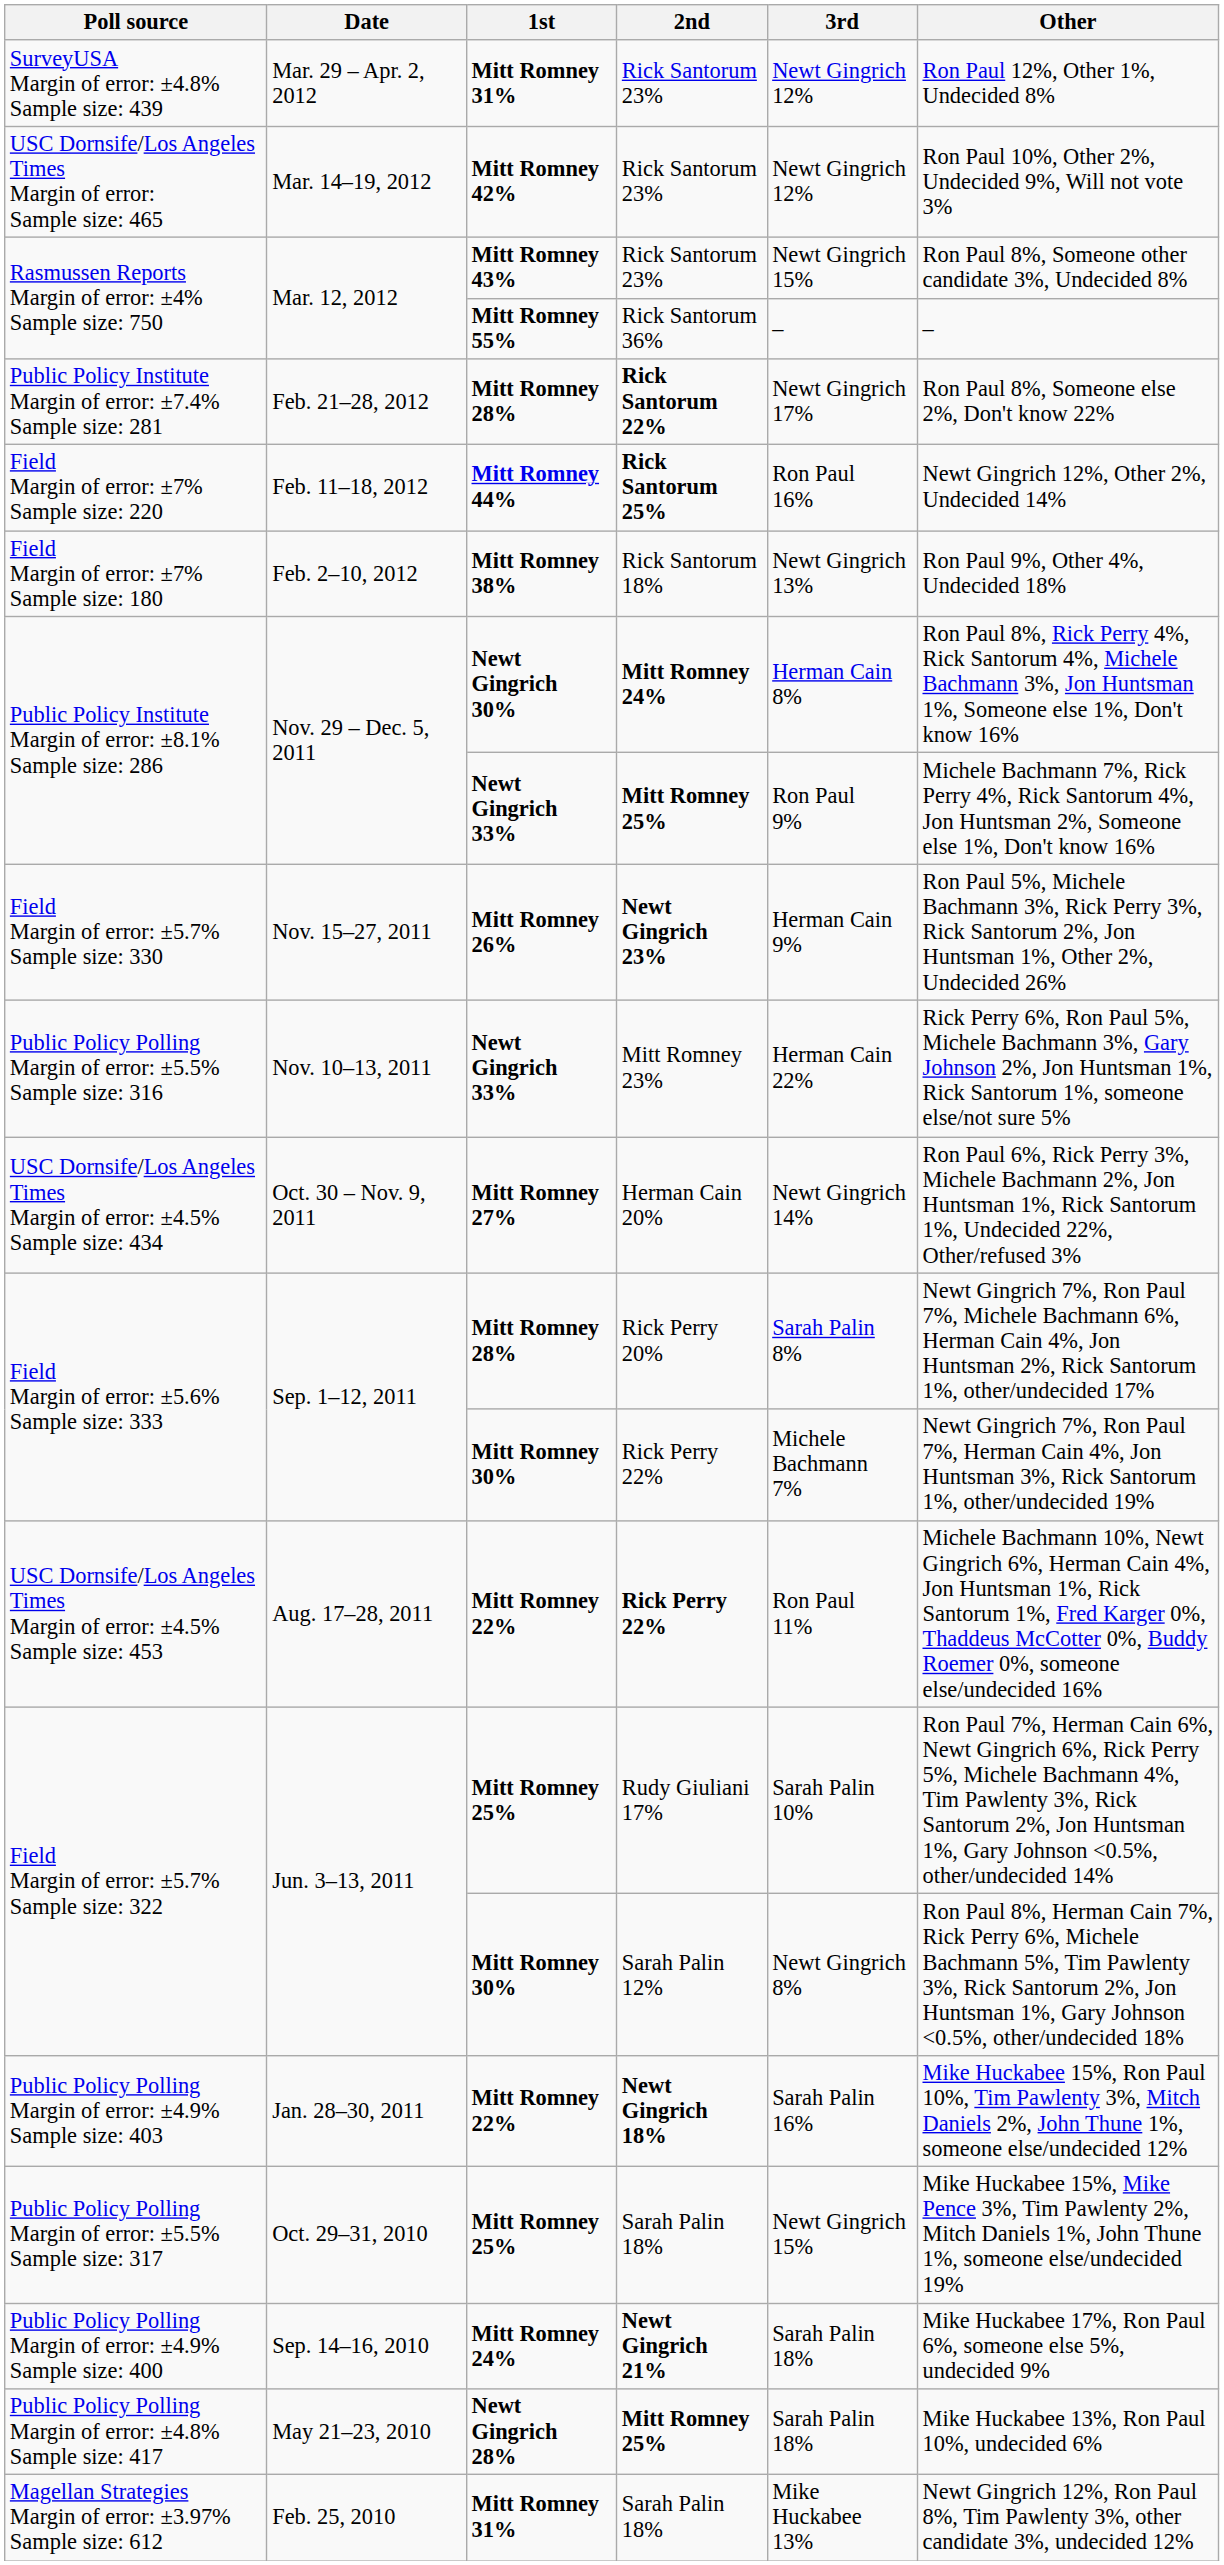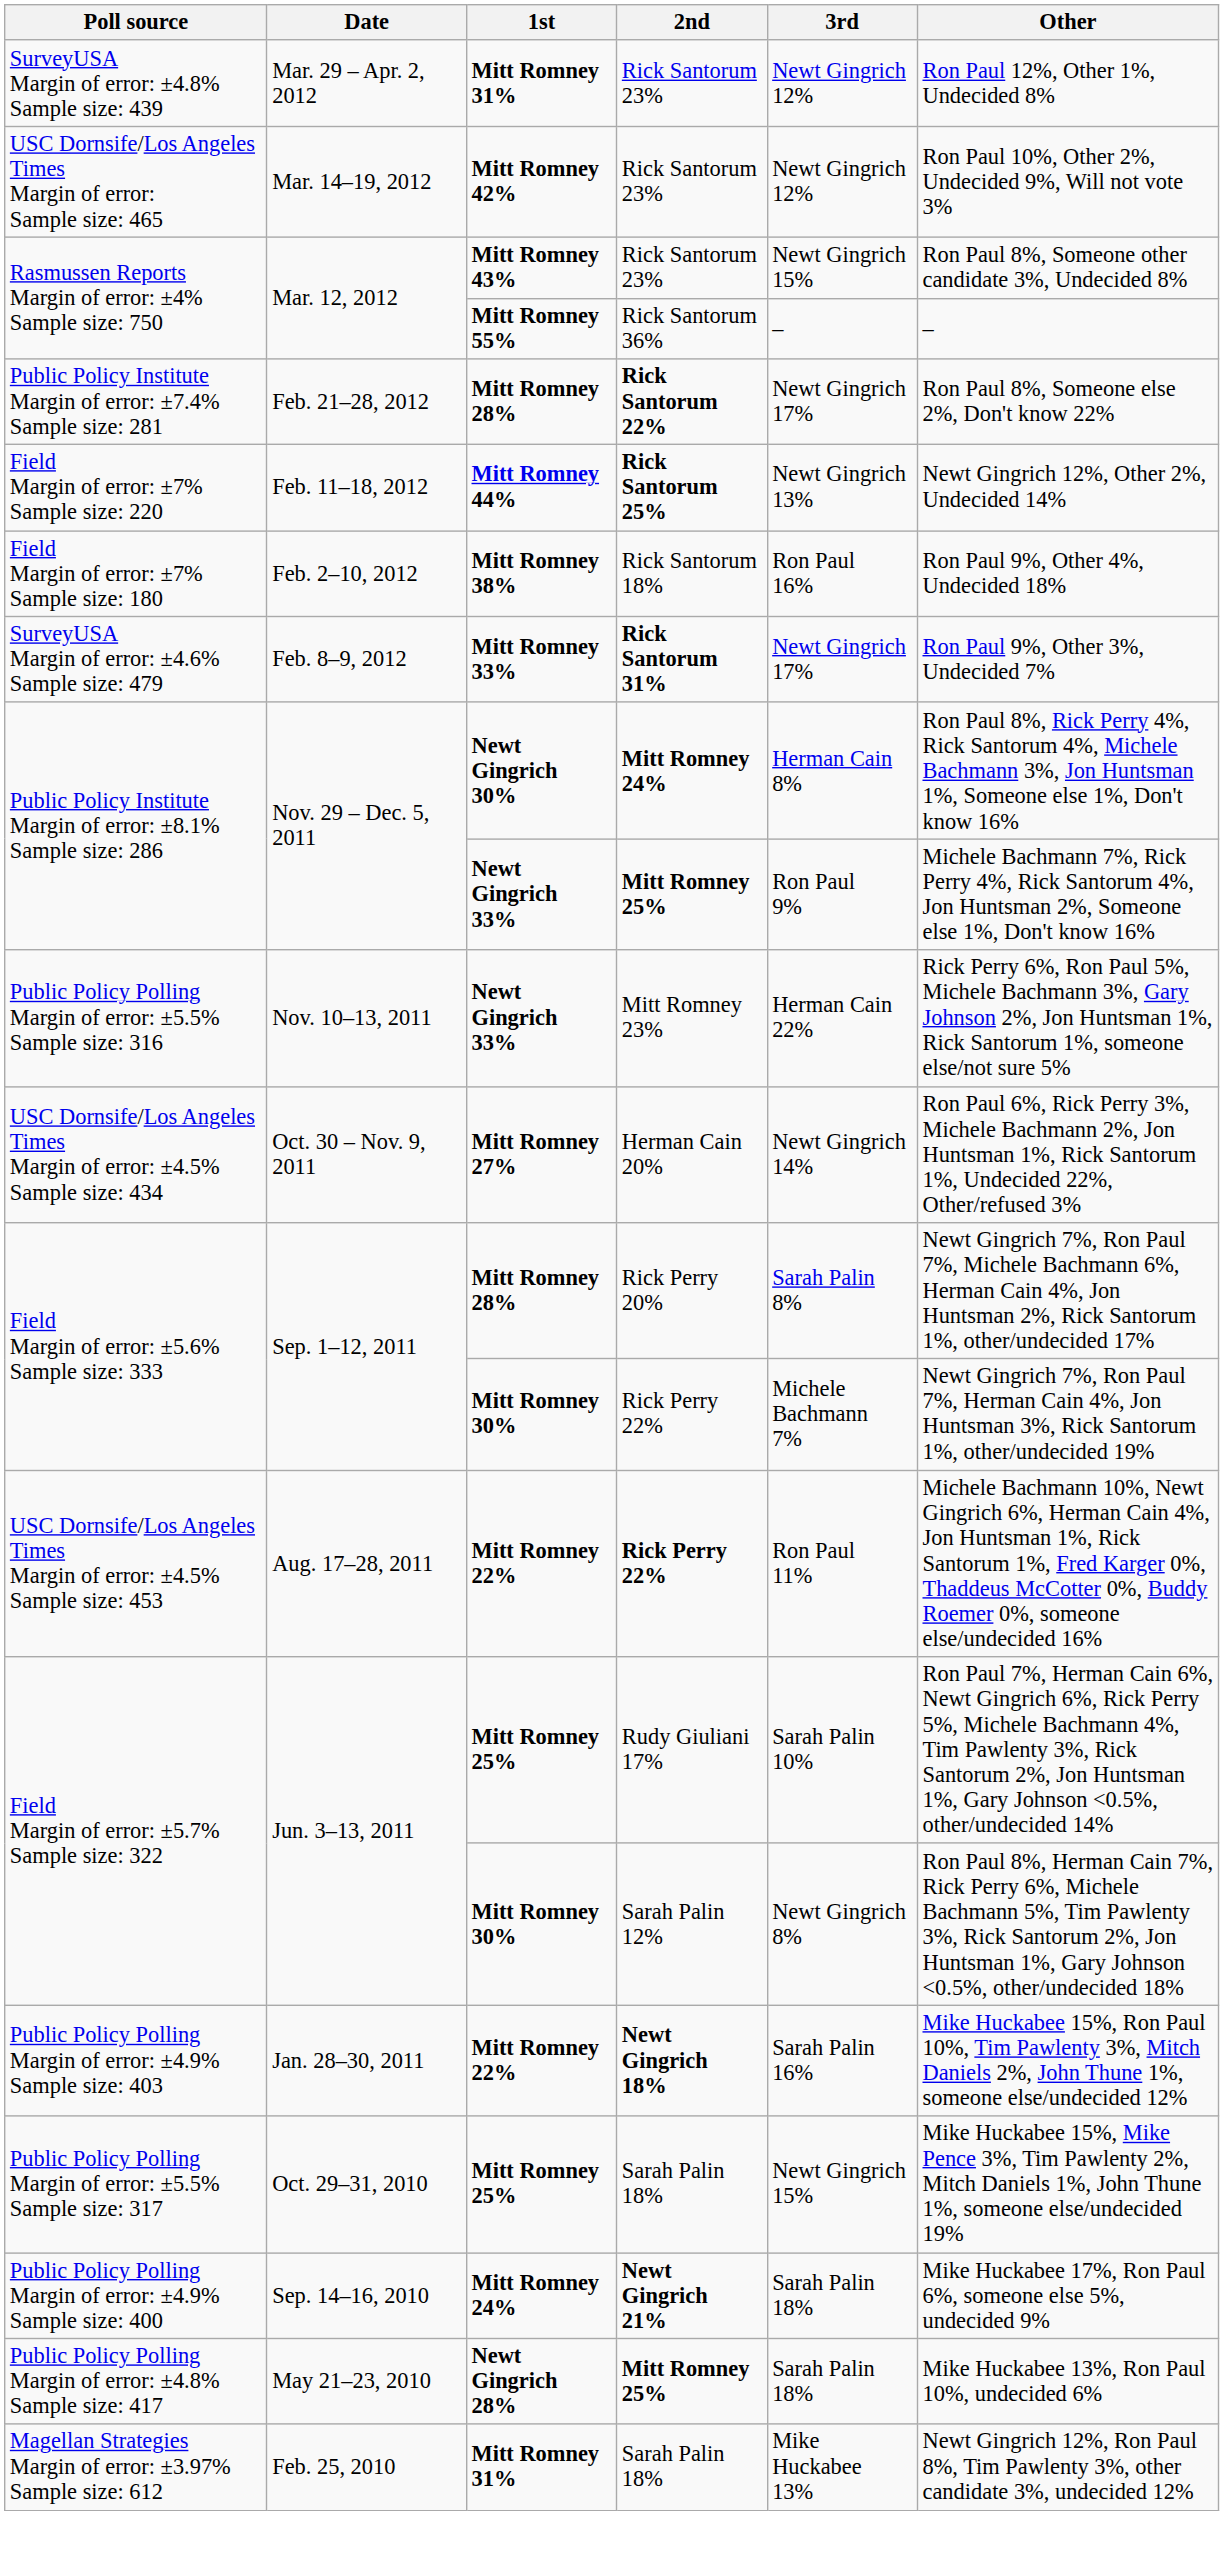(814, 487) Ron Paul 16% -> (839, 487) Newt Gingrich 13%
(839, 573) Newt Gingrich 13% -> (814, 573) Ron Paul 16%
+ row: (115, 659)
- row: (115, 931)
